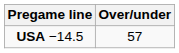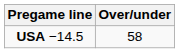(135, 36) 57 -> (135, 36) 58
